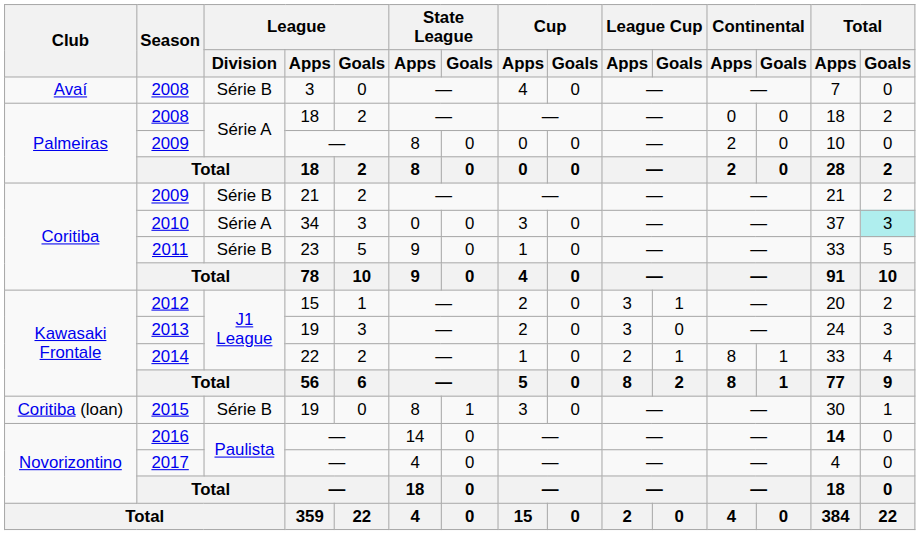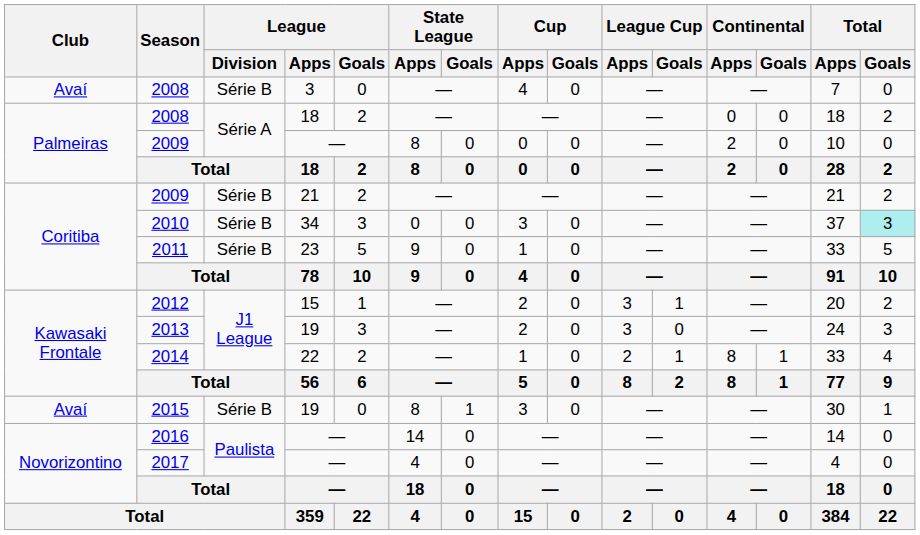(244, 223) Série A -> (244, 223) Série B
(70, 409) Coritiba (loan) -> (70, 409) Avaí
(836, 436) bold -> (836, 436) normal
